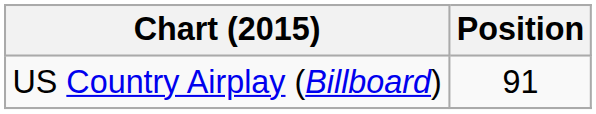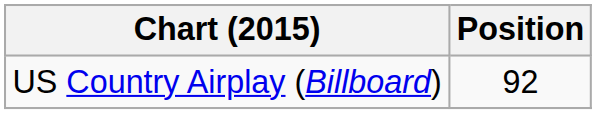(520, 81) 91 -> (520, 81) 92
